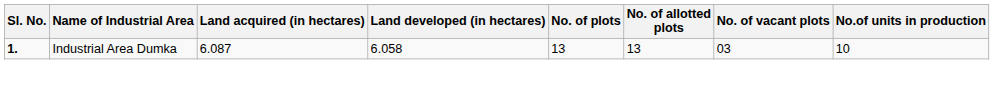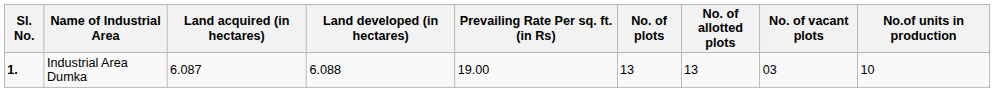+ column: (536, 28)
(386, 48) 6.058 -> (325, 70) 6.088
